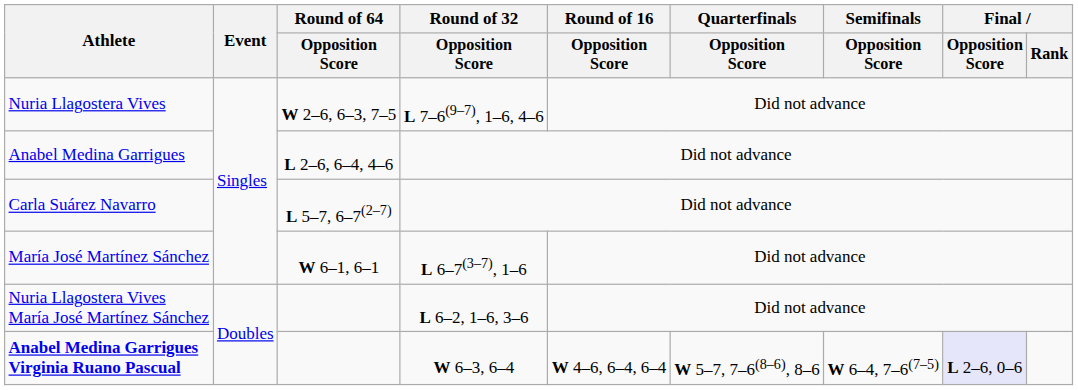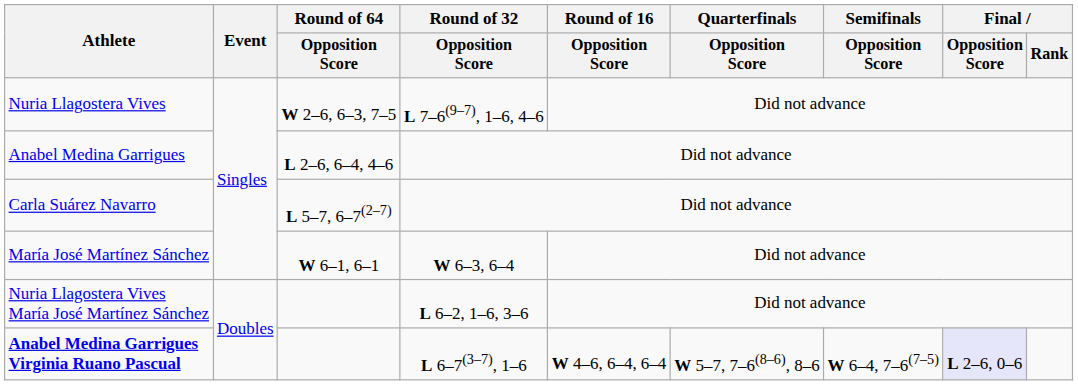(474, 267) L 6–7(3–7), 1–6 -> (474, 265) W 6–3, 6–4
(474, 368) W 6–3, 6–4 -> (474, 364) L 6–7(3–7), 1–6
